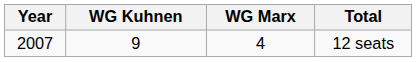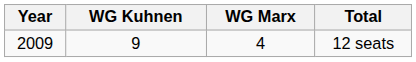(35, 43) 2007 -> (35, 43) 2009
